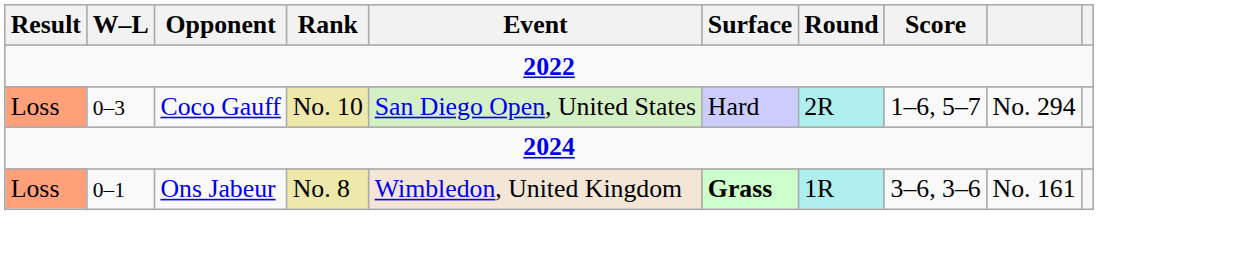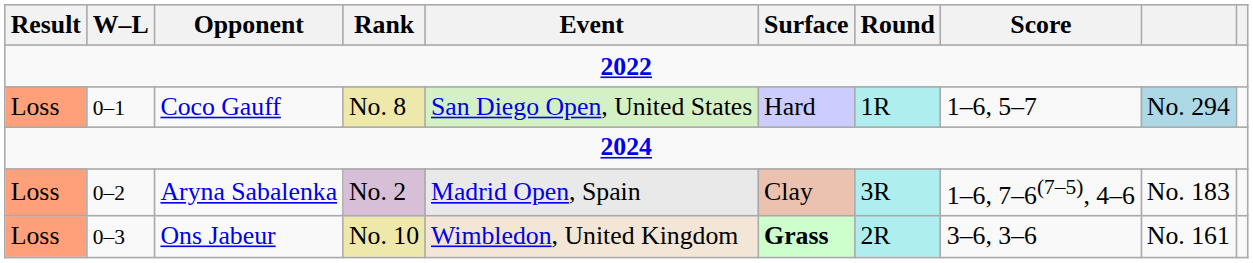(109, 108) 0–3 -> (109, 108) 0–1
(328, 106) No. 10 -> (378, 106) No. 8
(819, 106) 2R -> (875, 106) 1R
(1034, 106) no background -> (1188, 106) lightblue background
+ row: (249, 191)
(109, 189) 0–1 -> (109, 237) 0–3
(321, 188) No. 8 -> (384, 236) No. 10
(819, 188) 1R -> (875, 236) 2R
